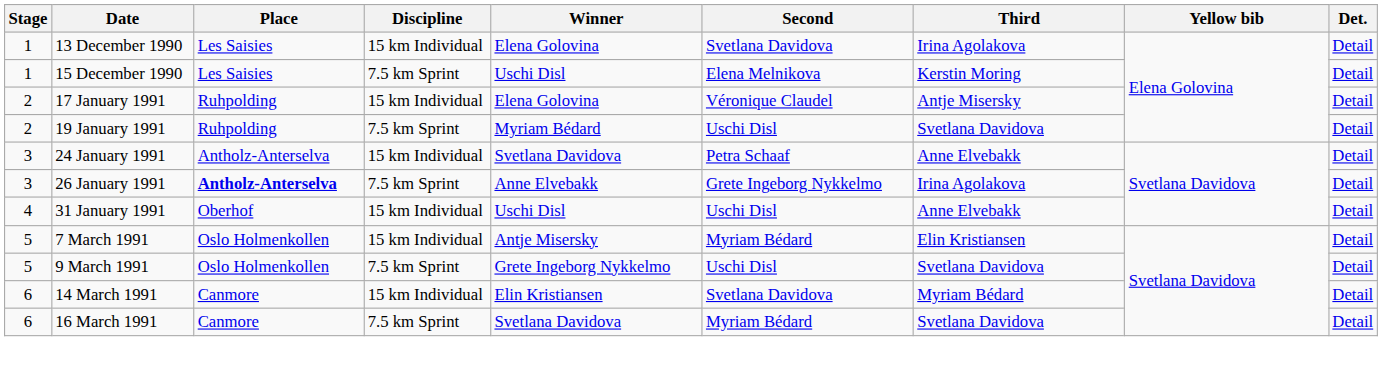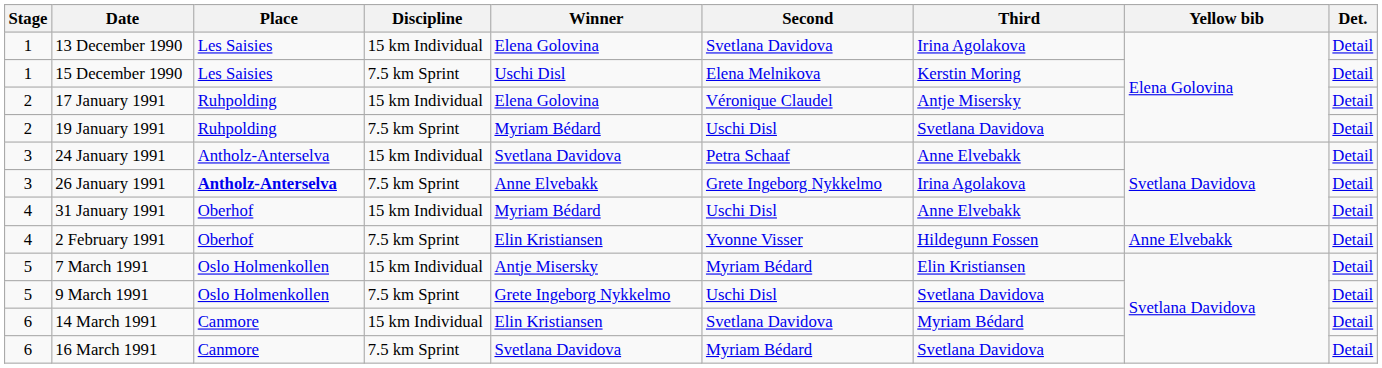(530, 211) Uschi Disl -> (548, 211) Myriam Bédard
+ row: (110, 239)
